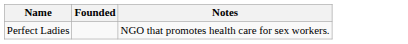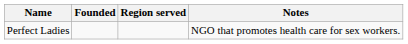+ column: (153, 13)
